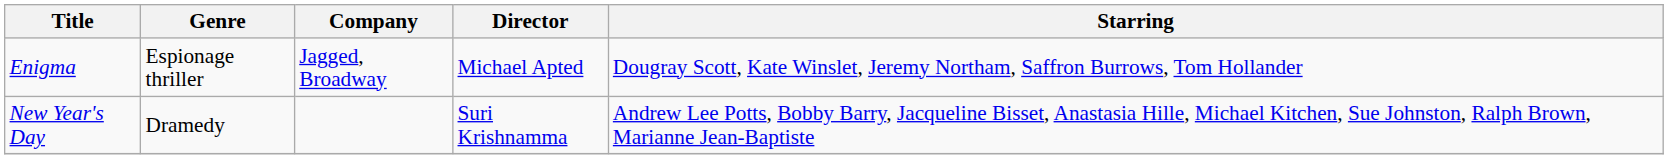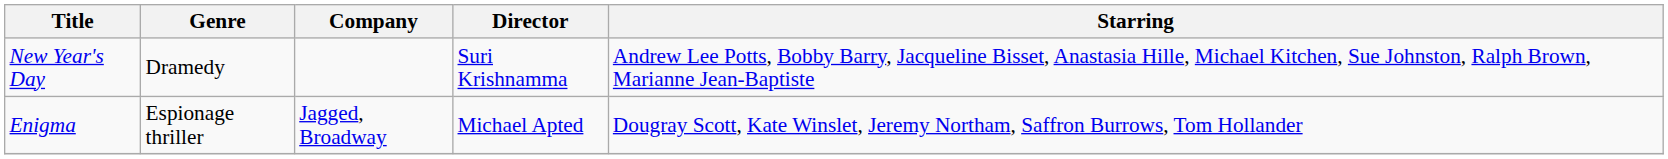rows swapped: (43, 67) <-> (57, 124)
